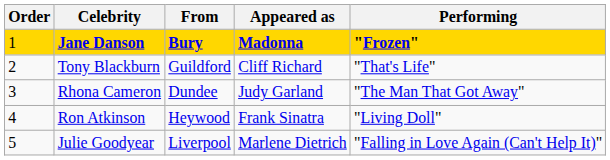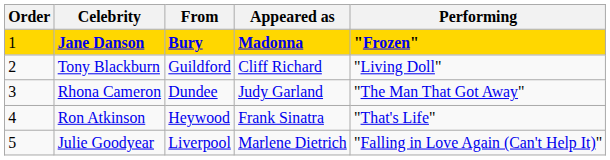(395, 67) "That's Life" -> (398, 67) "Living Doll"
(398, 117) "Living Doll" -> (395, 117) "That's Life"
